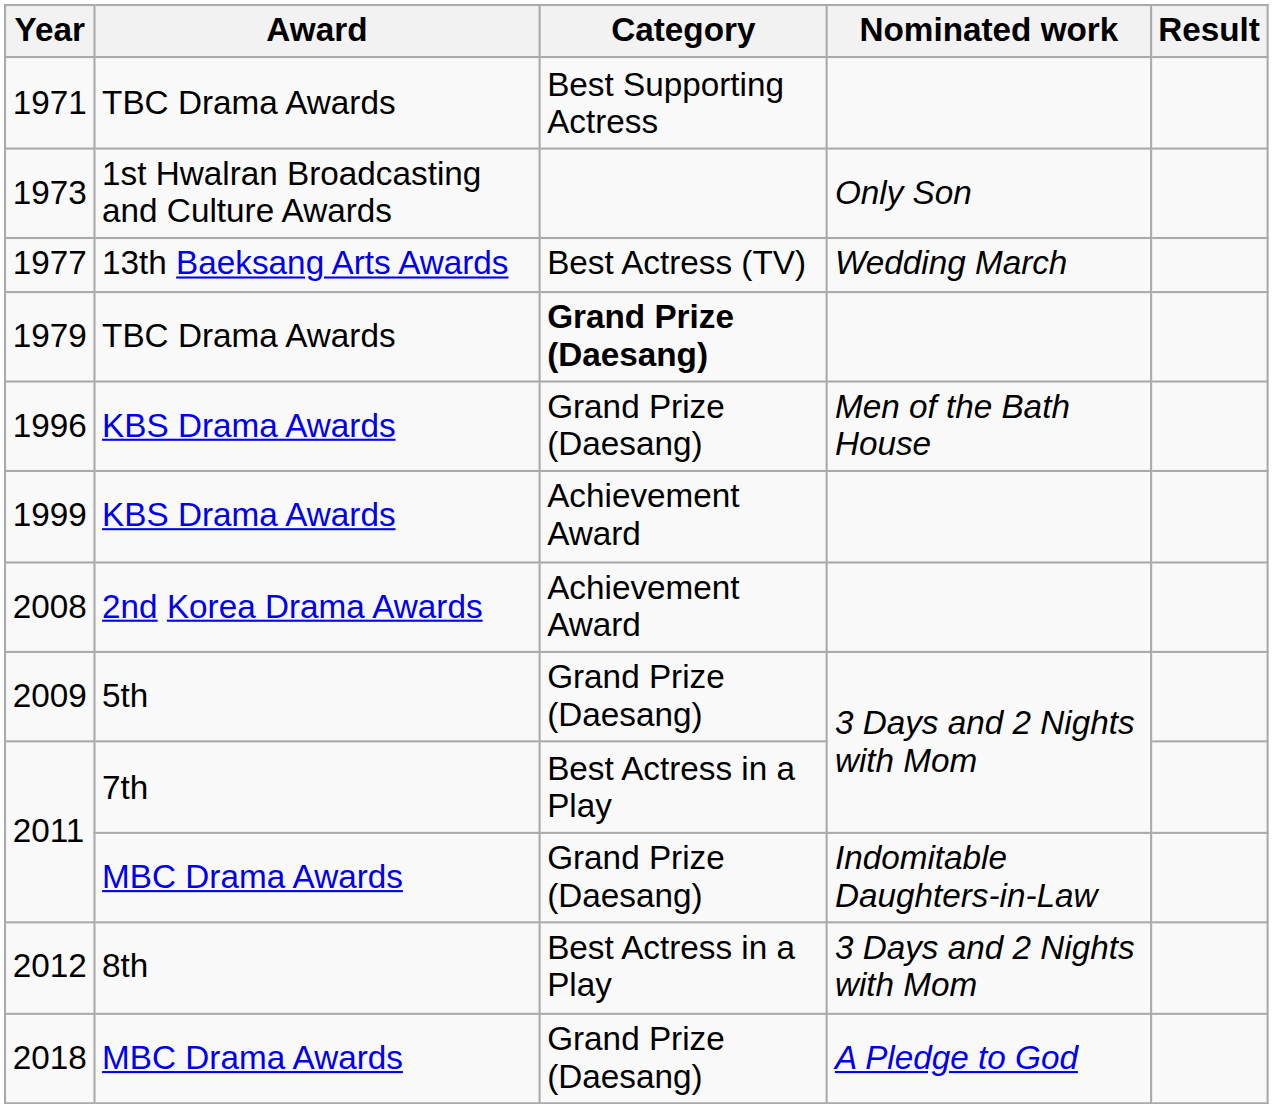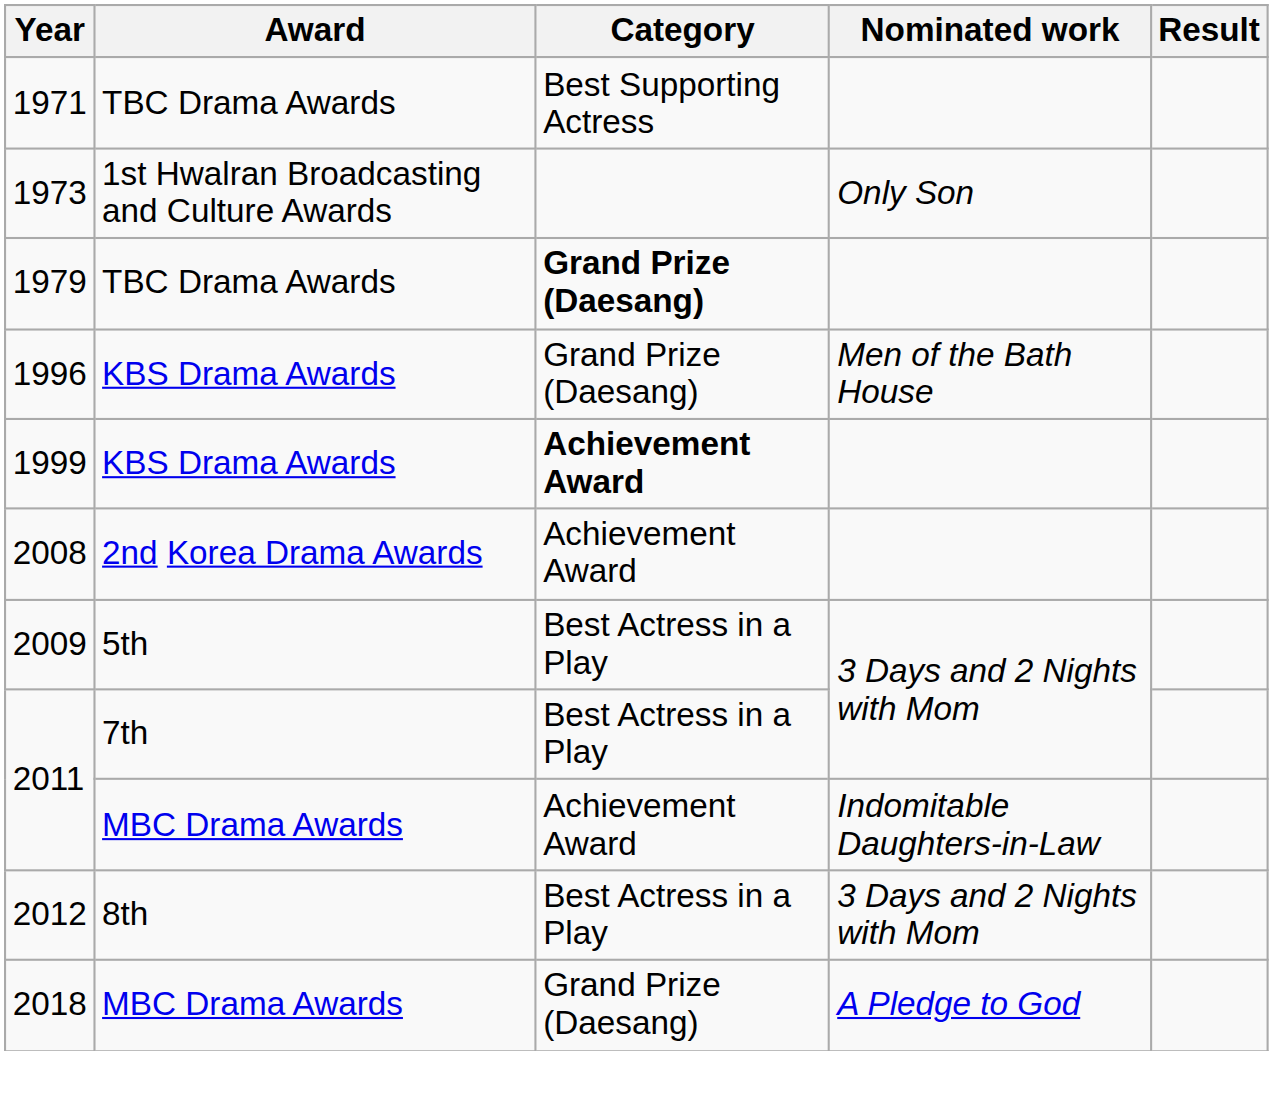- row: (50, 264)
(643, 516) normal -> (647, 463) bold
(636, 696) Grand Prize (Daesang) -> (667, 643) Best Actress in a Play
(636, 876) Grand Prize (Daesang) -> (639, 824) Achievement Award
